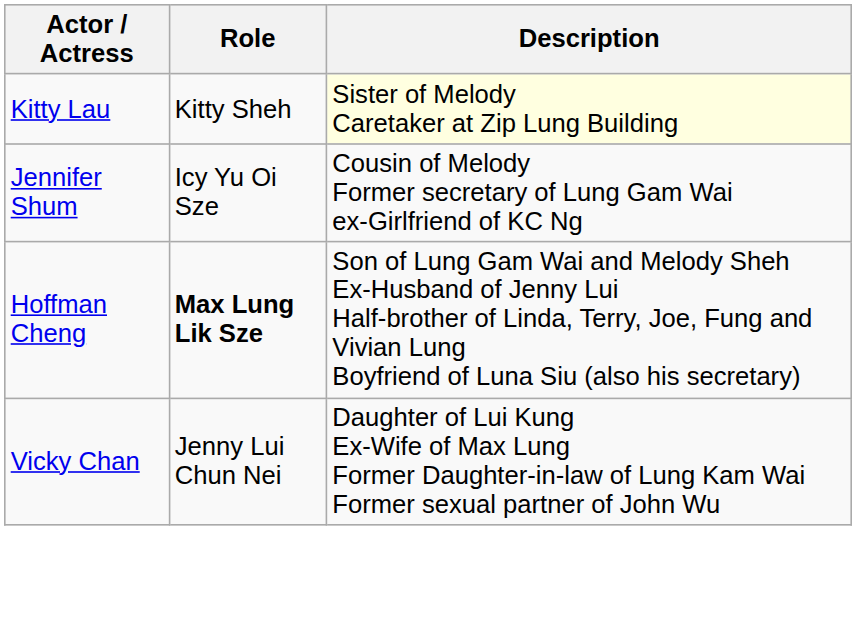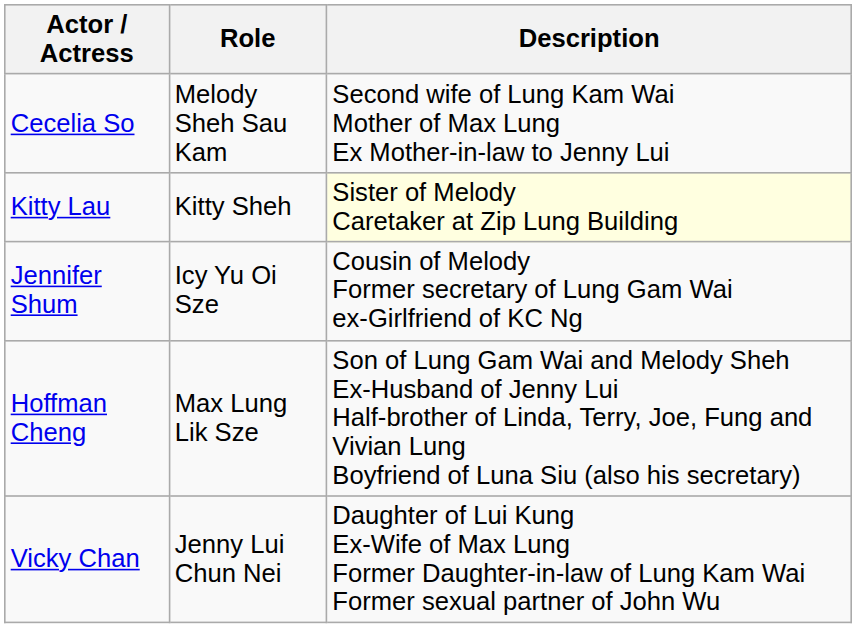+ row: (73, 123)
(234, 319) bold -> (231, 417) normal
